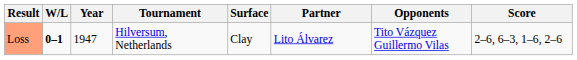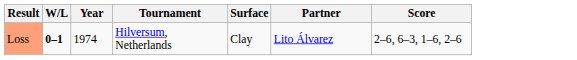- column: (422, 13)
(85, 38) 1947 -> (85, 38) 1974
